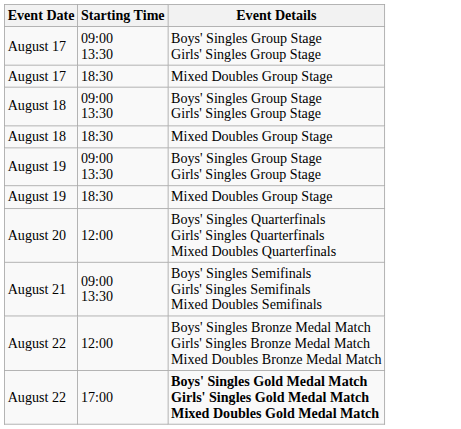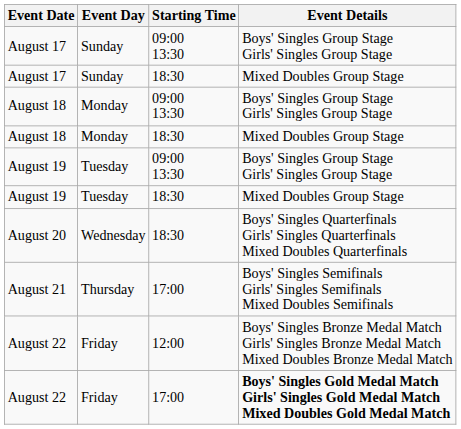+ column: (113, 15)
(97, 235) 12:00 -> (168, 235) 18:30
(97, 289) 09:00 13:30 -> (168, 289) 17:00
